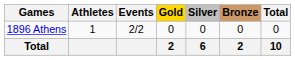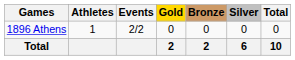columns swapped: (203, 13) <-> (240, 13)
